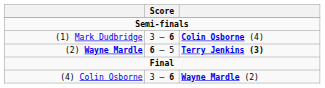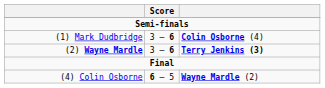(162, 50) 6 – 5 -> (162, 50) 3 – 6
(162, 77) 3 – 6 -> (162, 77) 6 – 5
